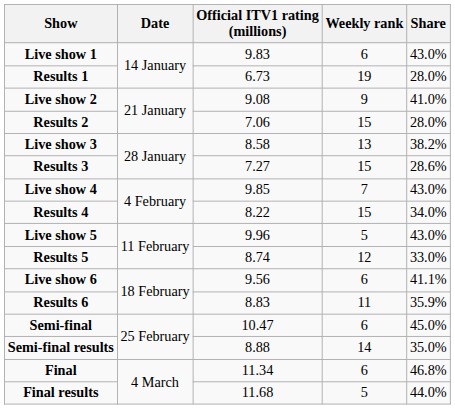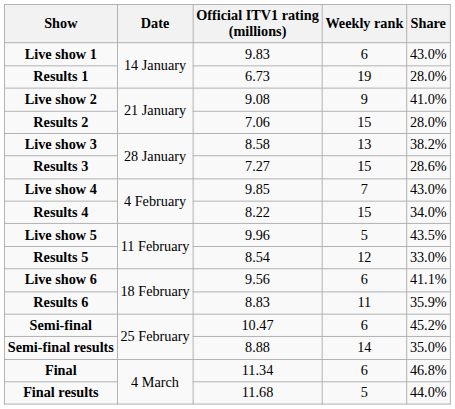(428, 235) 43.0% -> (428, 235) 43.5%
(258, 257) 8.74 -> (258, 257) 8.54
(428, 325) 45.0% -> (428, 325) 45.2%
